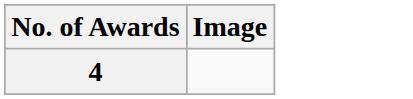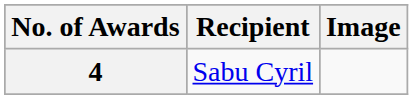+ column: (253, 26)
